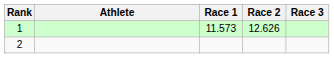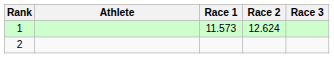(264, 28) 12.626 -> (264, 28) 12.624
